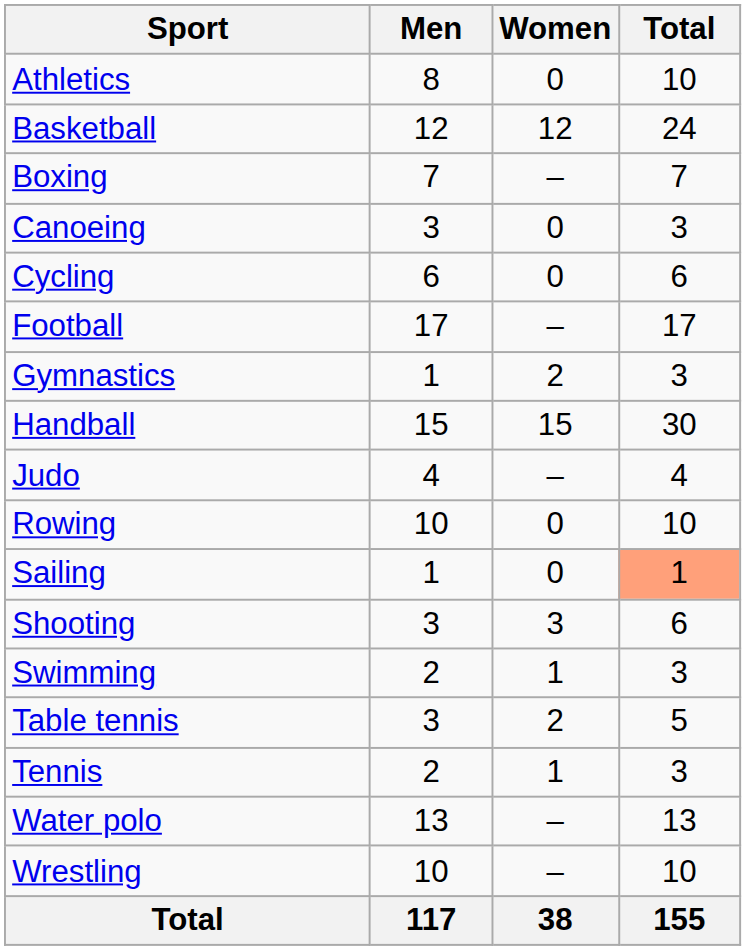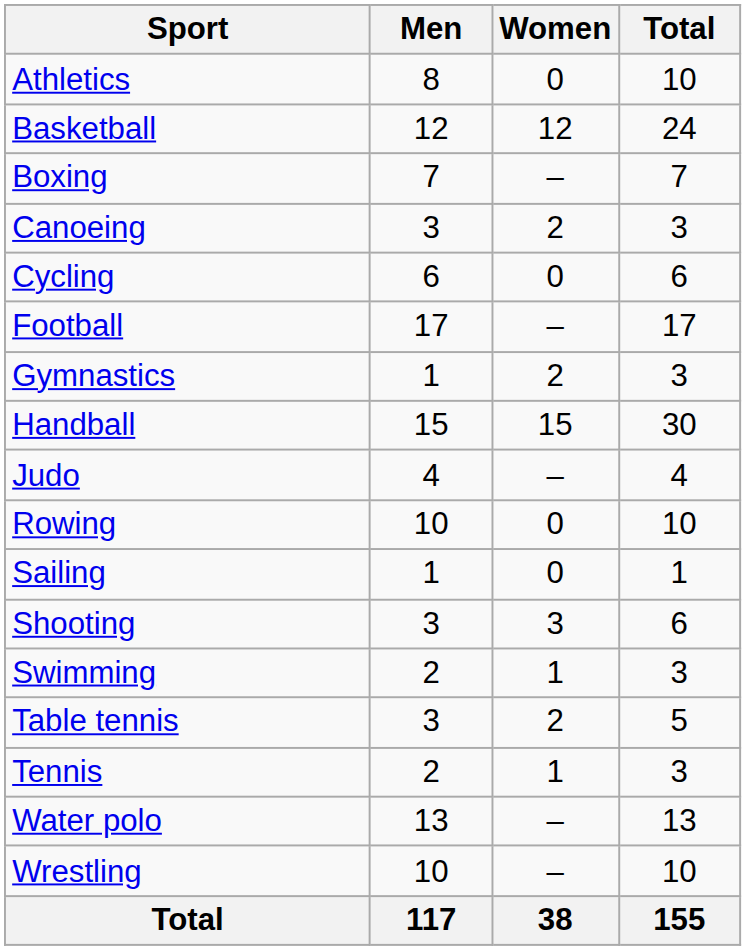(555, 227) 0 -> (555, 227) 2
(679, 573) lightsalmon background -> (679, 573) no background
